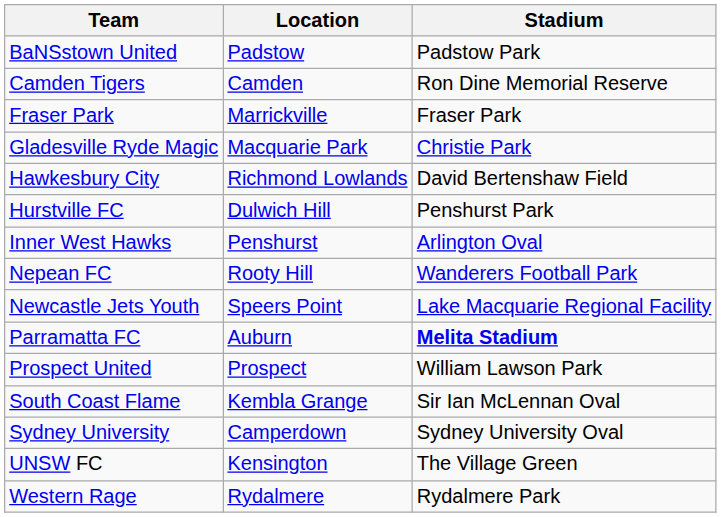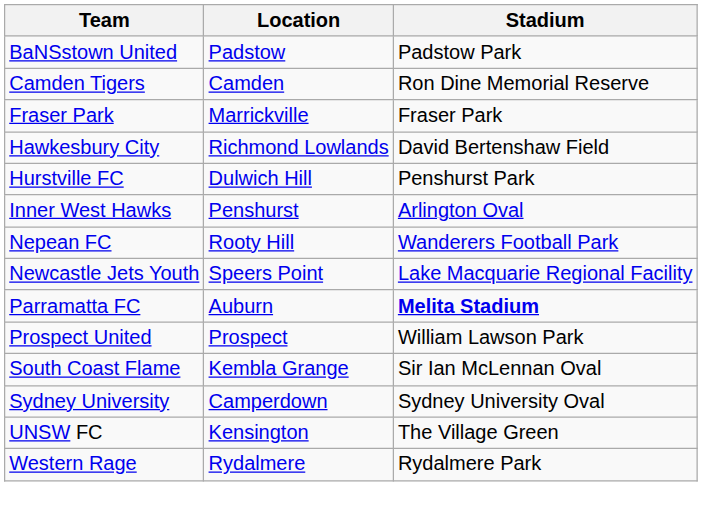- row: (114, 147)
